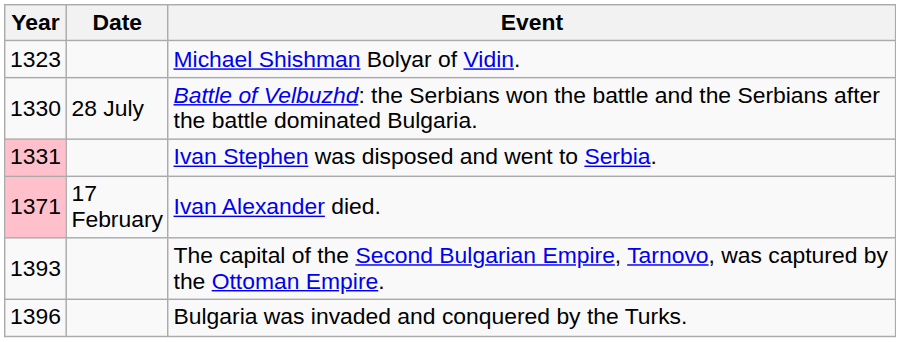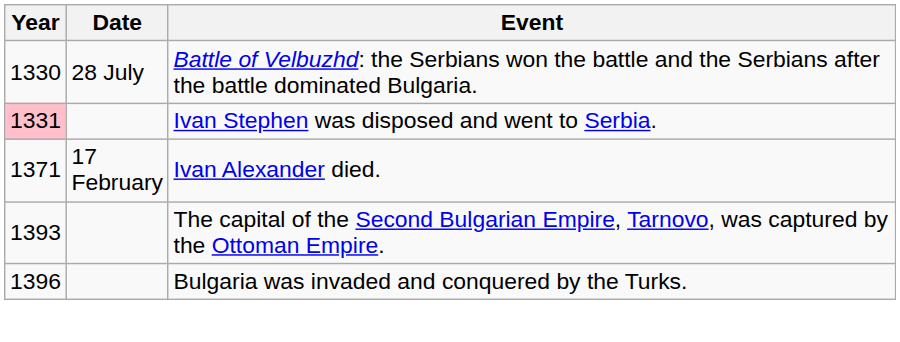- row: (347, 58)
(35, 206) pink background -> (35, 170) no background
